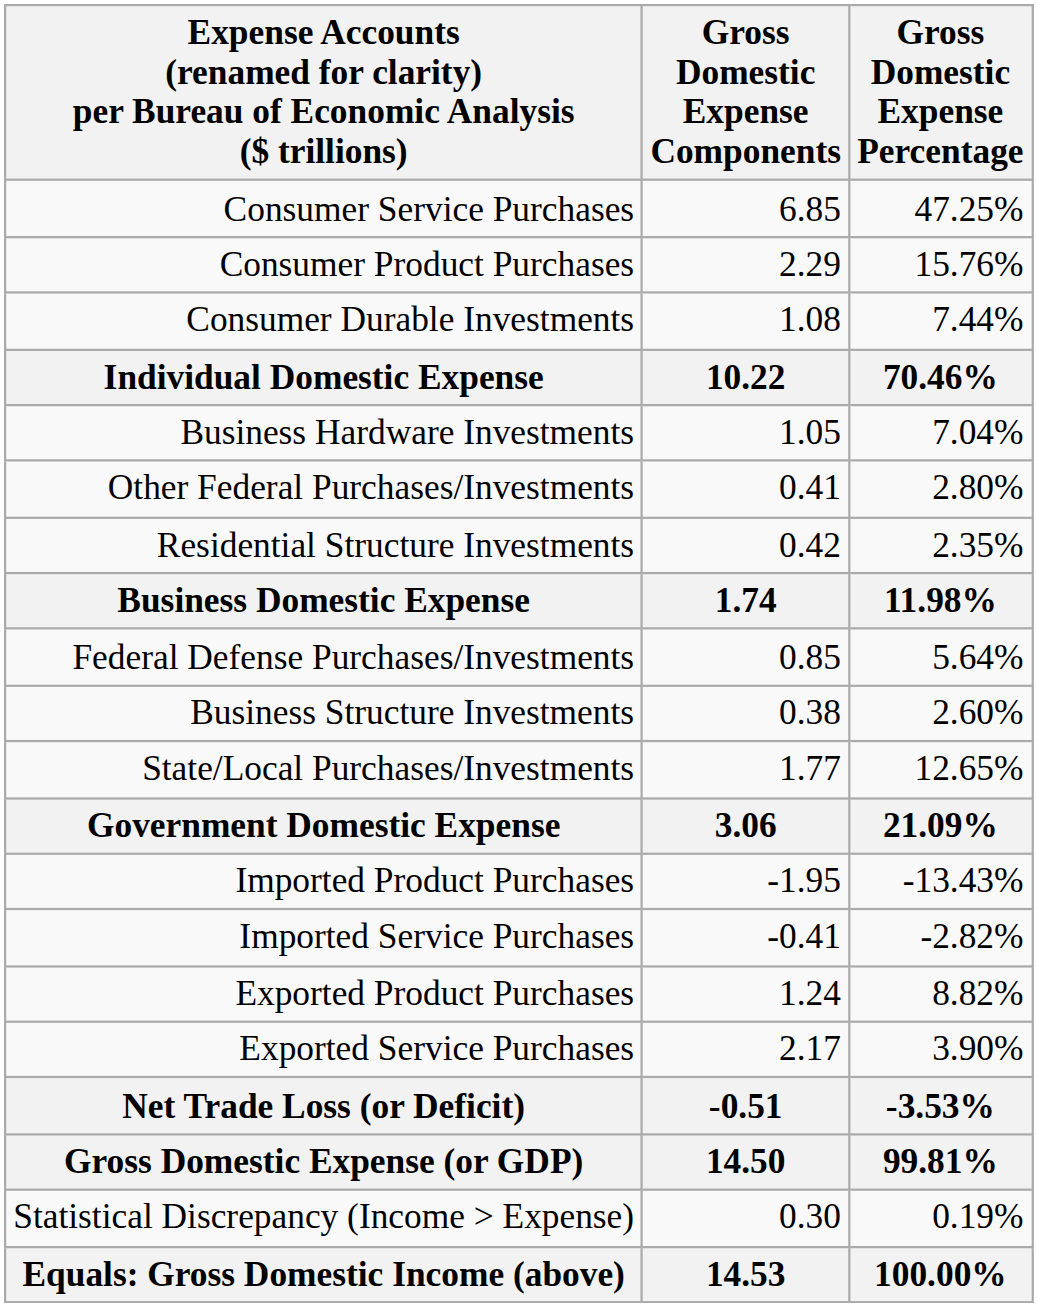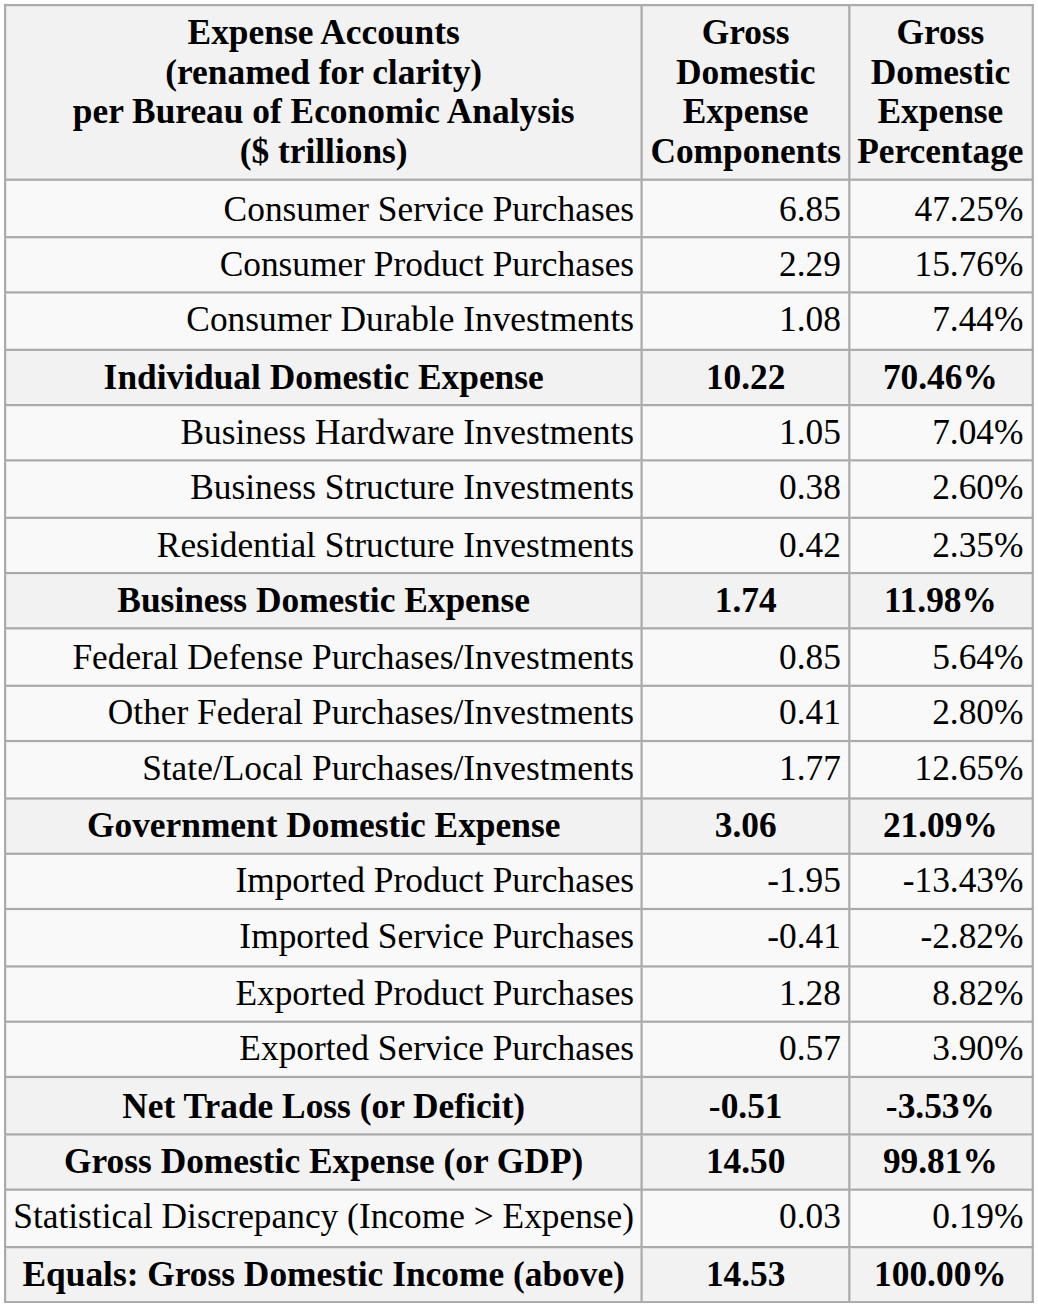rows swapped: (412, 712) <-> (371, 488)
(810, 993) 1.24 -> (810, 993) 1.28
(810, 1049) 2.17 -> (810, 1049) 0.57
(810, 1217) 0.30 -> (810, 1217) 0.03
